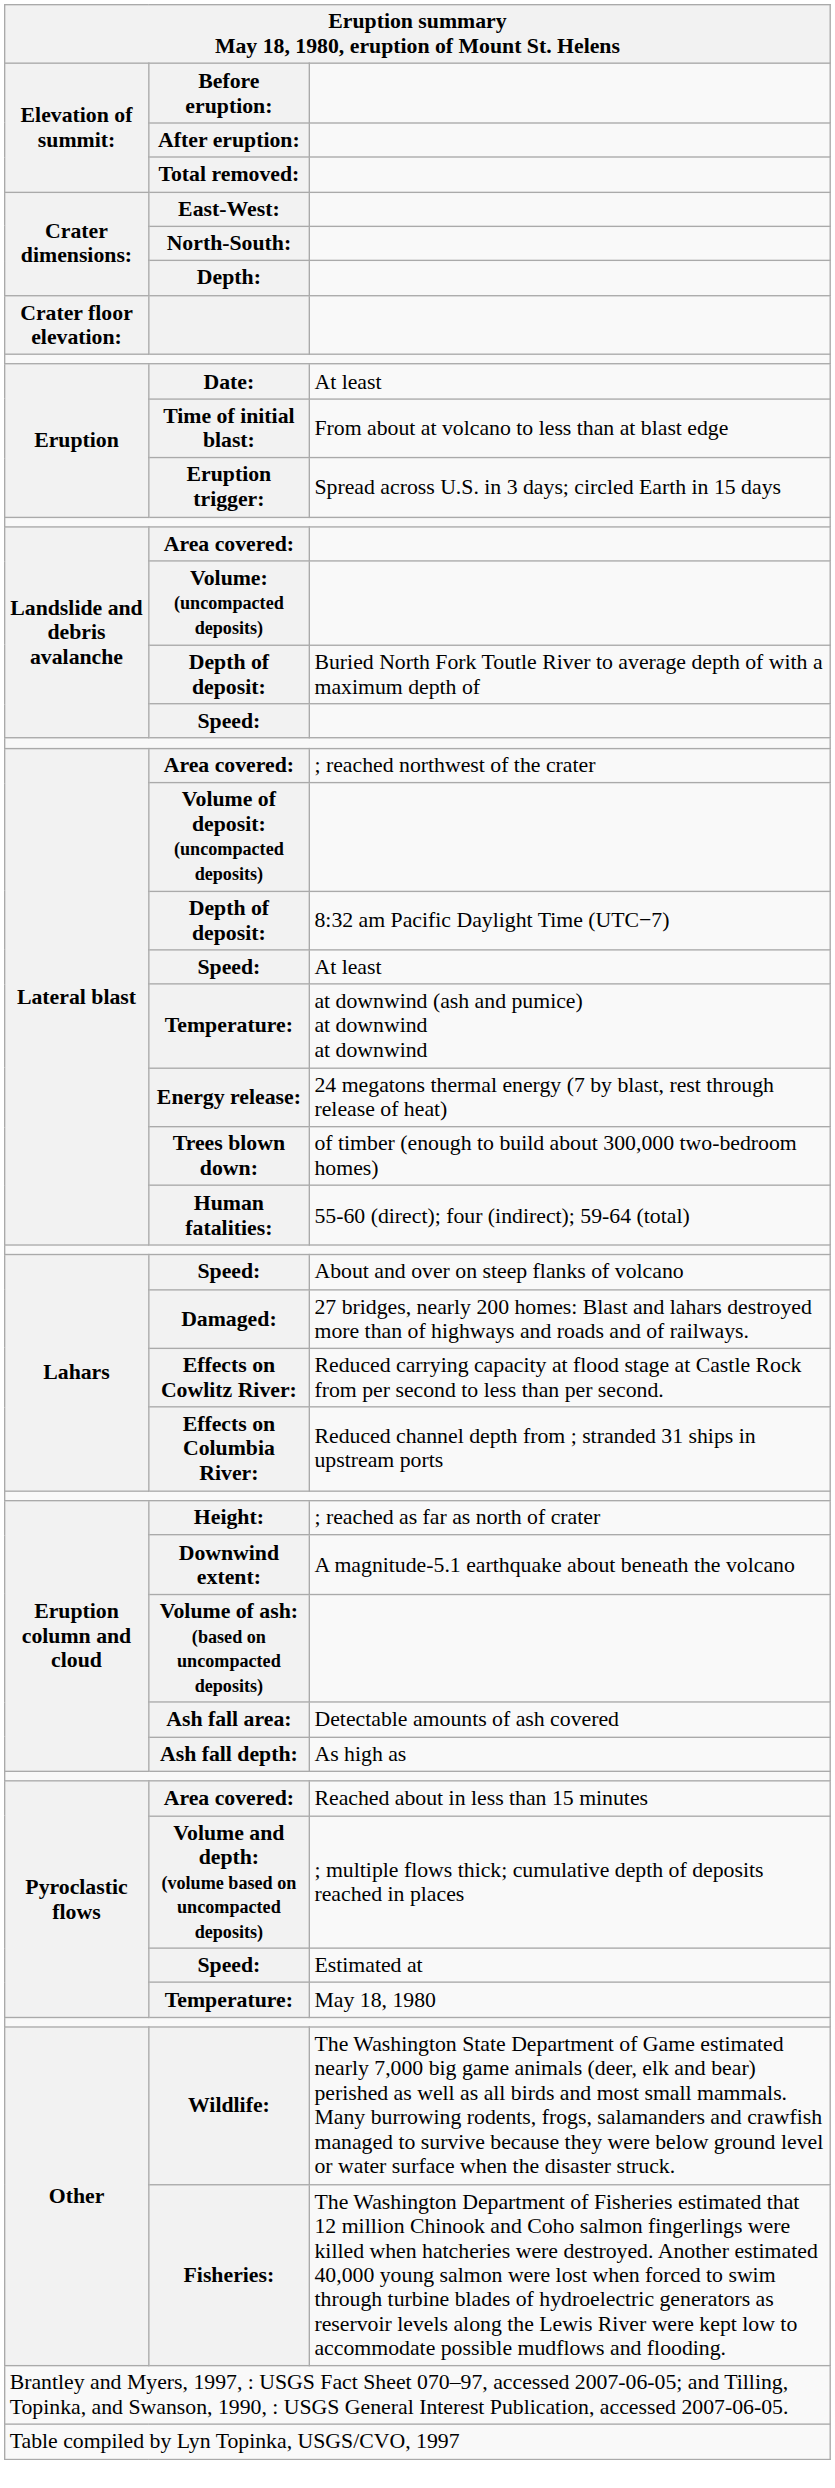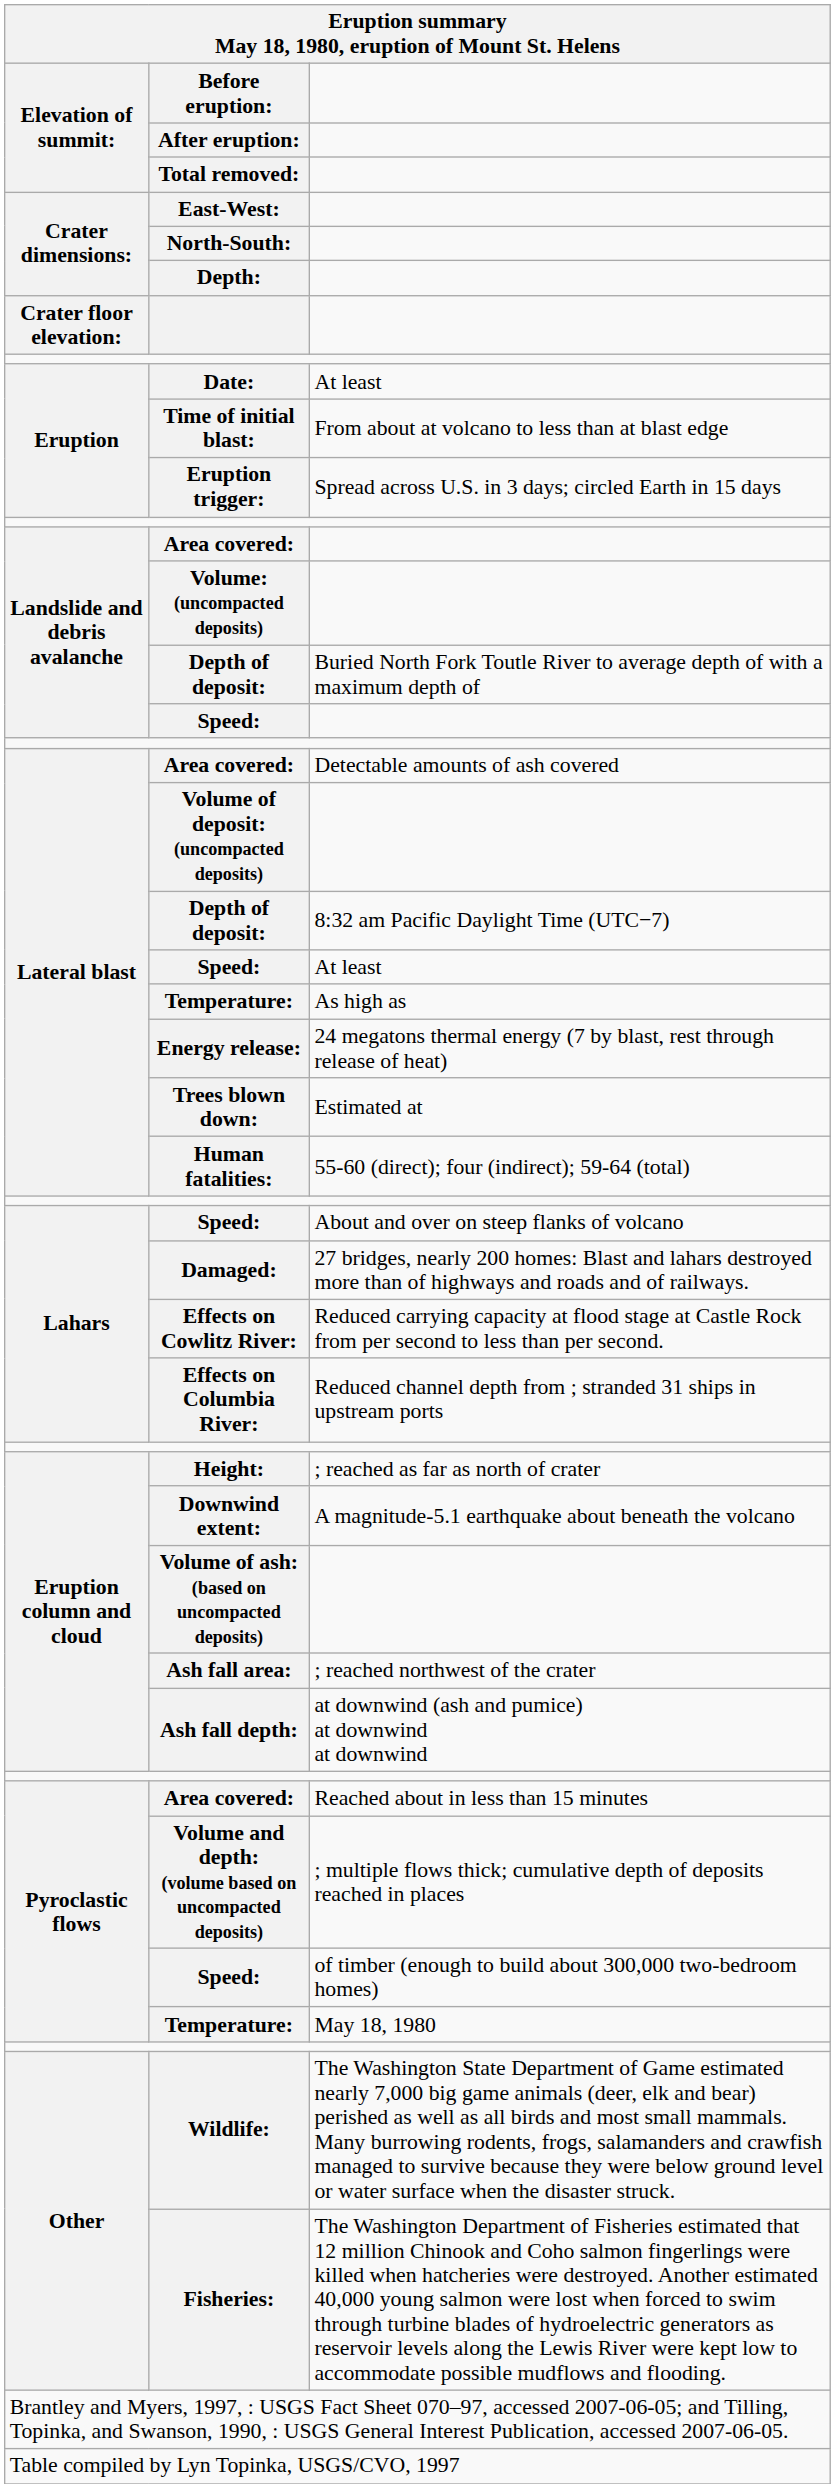(455, 765) ; reached northwest of the crater -> (467, 765) Detectable amounts of ash covered
(449, 1025) at downwind (ash and pumice) at downwind at downwind -> (360, 1001) As high as
(556, 1155) of timber (enough to build about 300,000 two-bedroom homes) -> (369, 1107) Estimated at
(467, 1719) Detectable amounts of ash covered -> (455, 1670) ; reached northwest of the crater
(360, 1753) As high as -> (449, 1729) at downwind (ash and pumice) at downwind at downwind
(369, 1965) Estimated at -> (556, 1977) of timber (enough to build about 300,000 two-bedroom homes)
